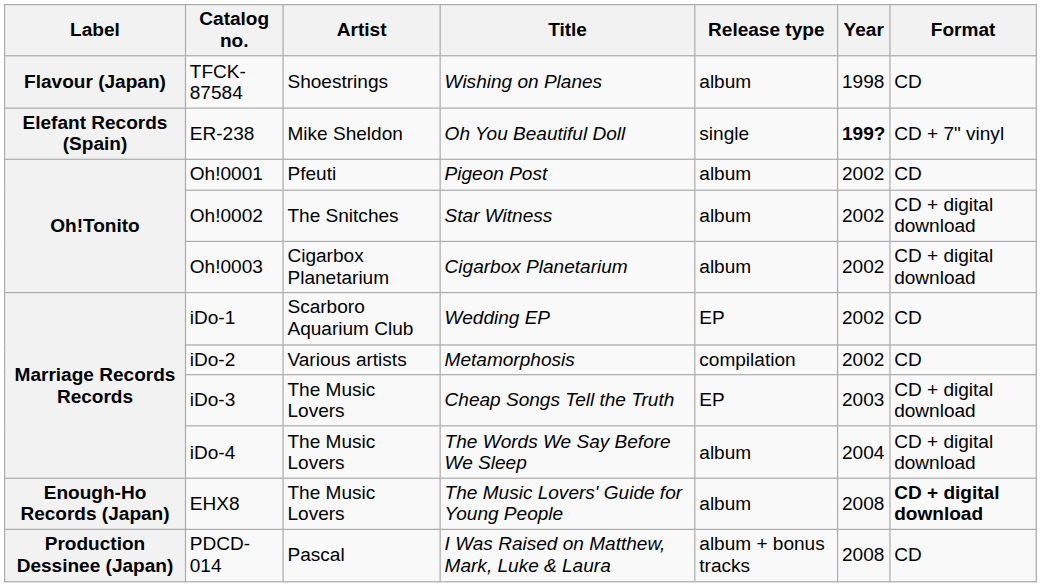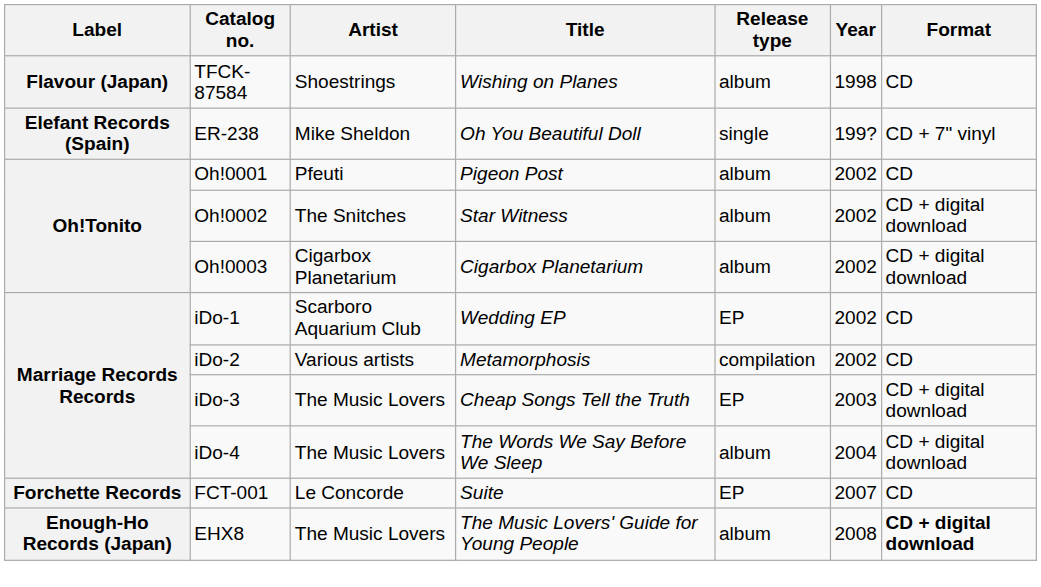(864, 133) bold -> (856, 133) normal
+ row: (231, 492)
- row: (220, 555)
